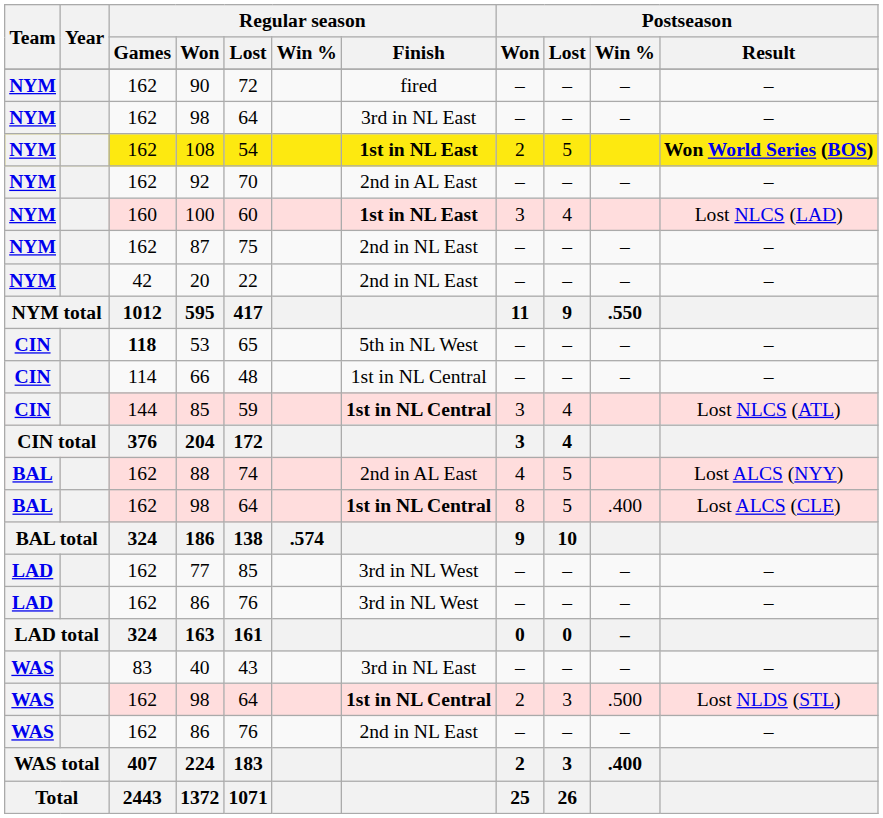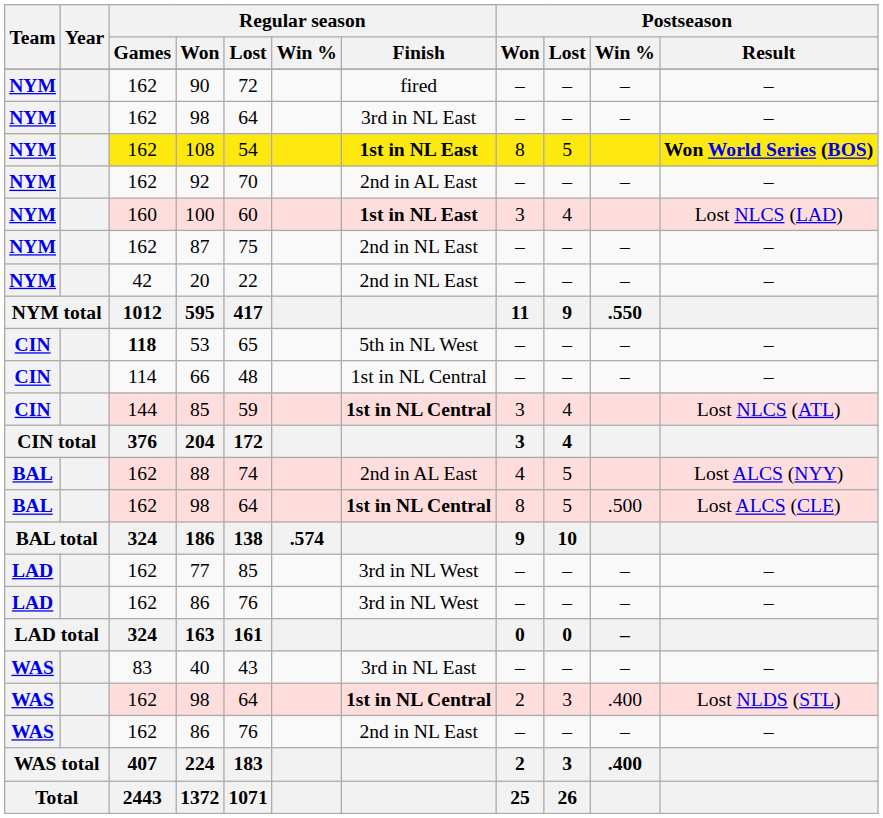(520, 150) 2 -> (520, 150) 8
(625, 505) .400 -> (625, 505) .500
(625, 699) .500 -> (625, 699) .400
